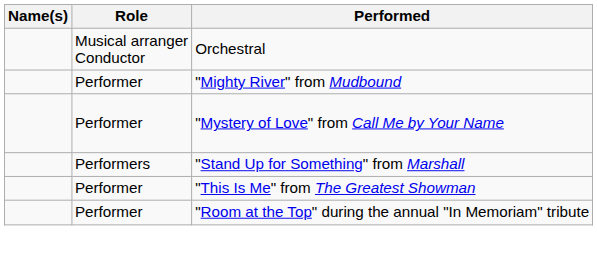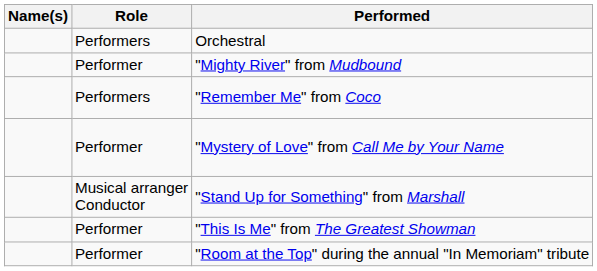(132, 49) Musical arranger Conductor -> (113, 40) Performers
+ row: (288, 97)
(113, 164) Performers -> (132, 196) Musical arranger Conductor
